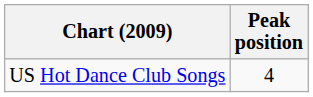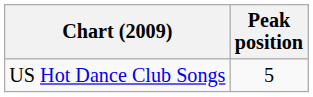(269, 75) 4 -> (269, 75) 5
